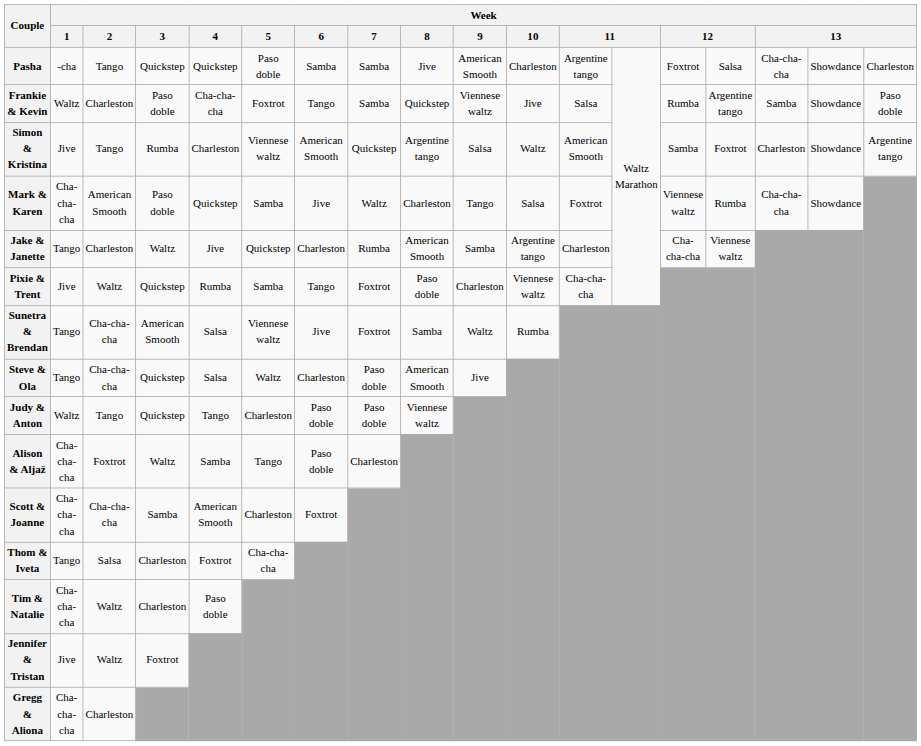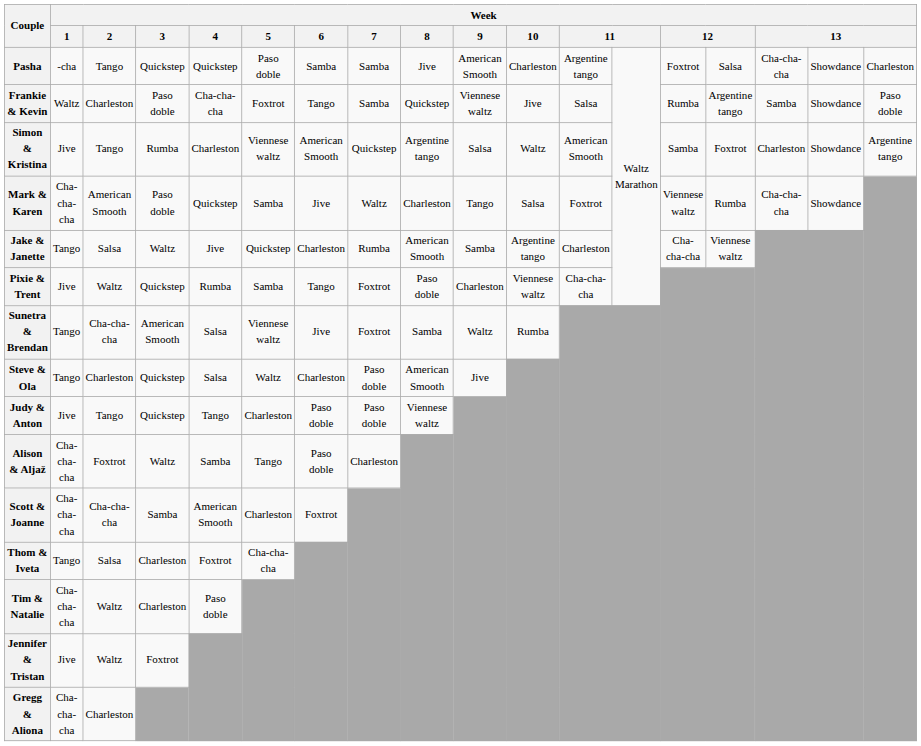(109, 248) Charleston -> (109, 248) Salsa
(109, 377) Cha-cha-cha -> (109, 377) Charleston
(67, 415) Waltz -> (67, 415) Jive
